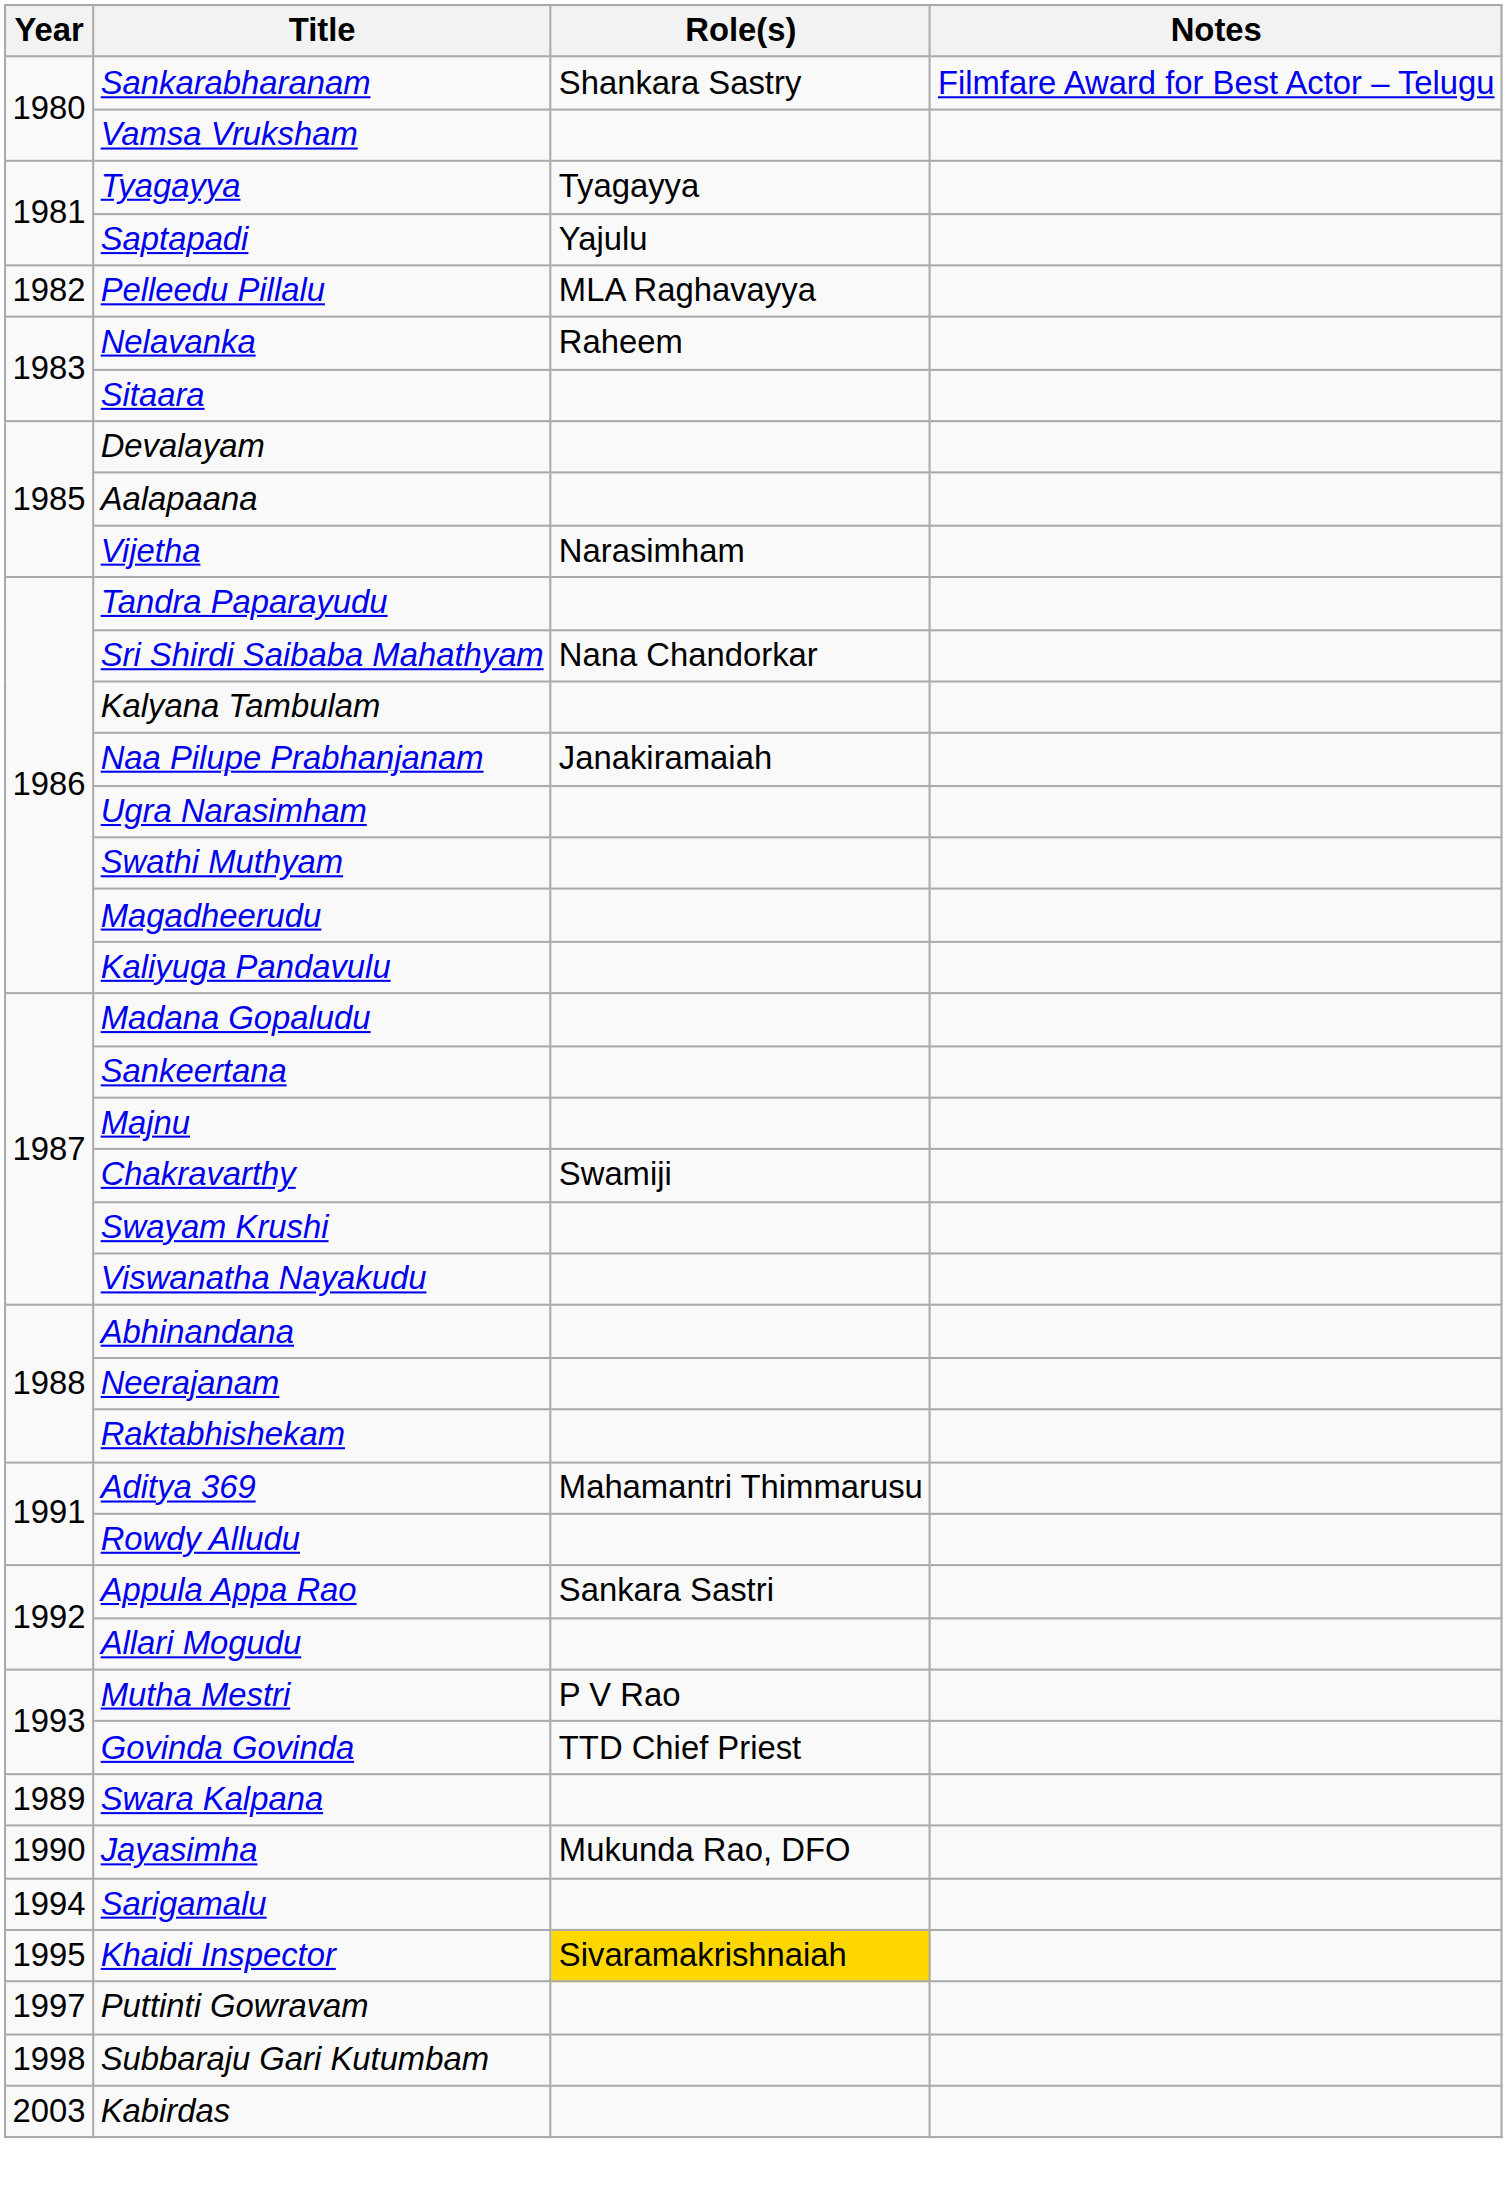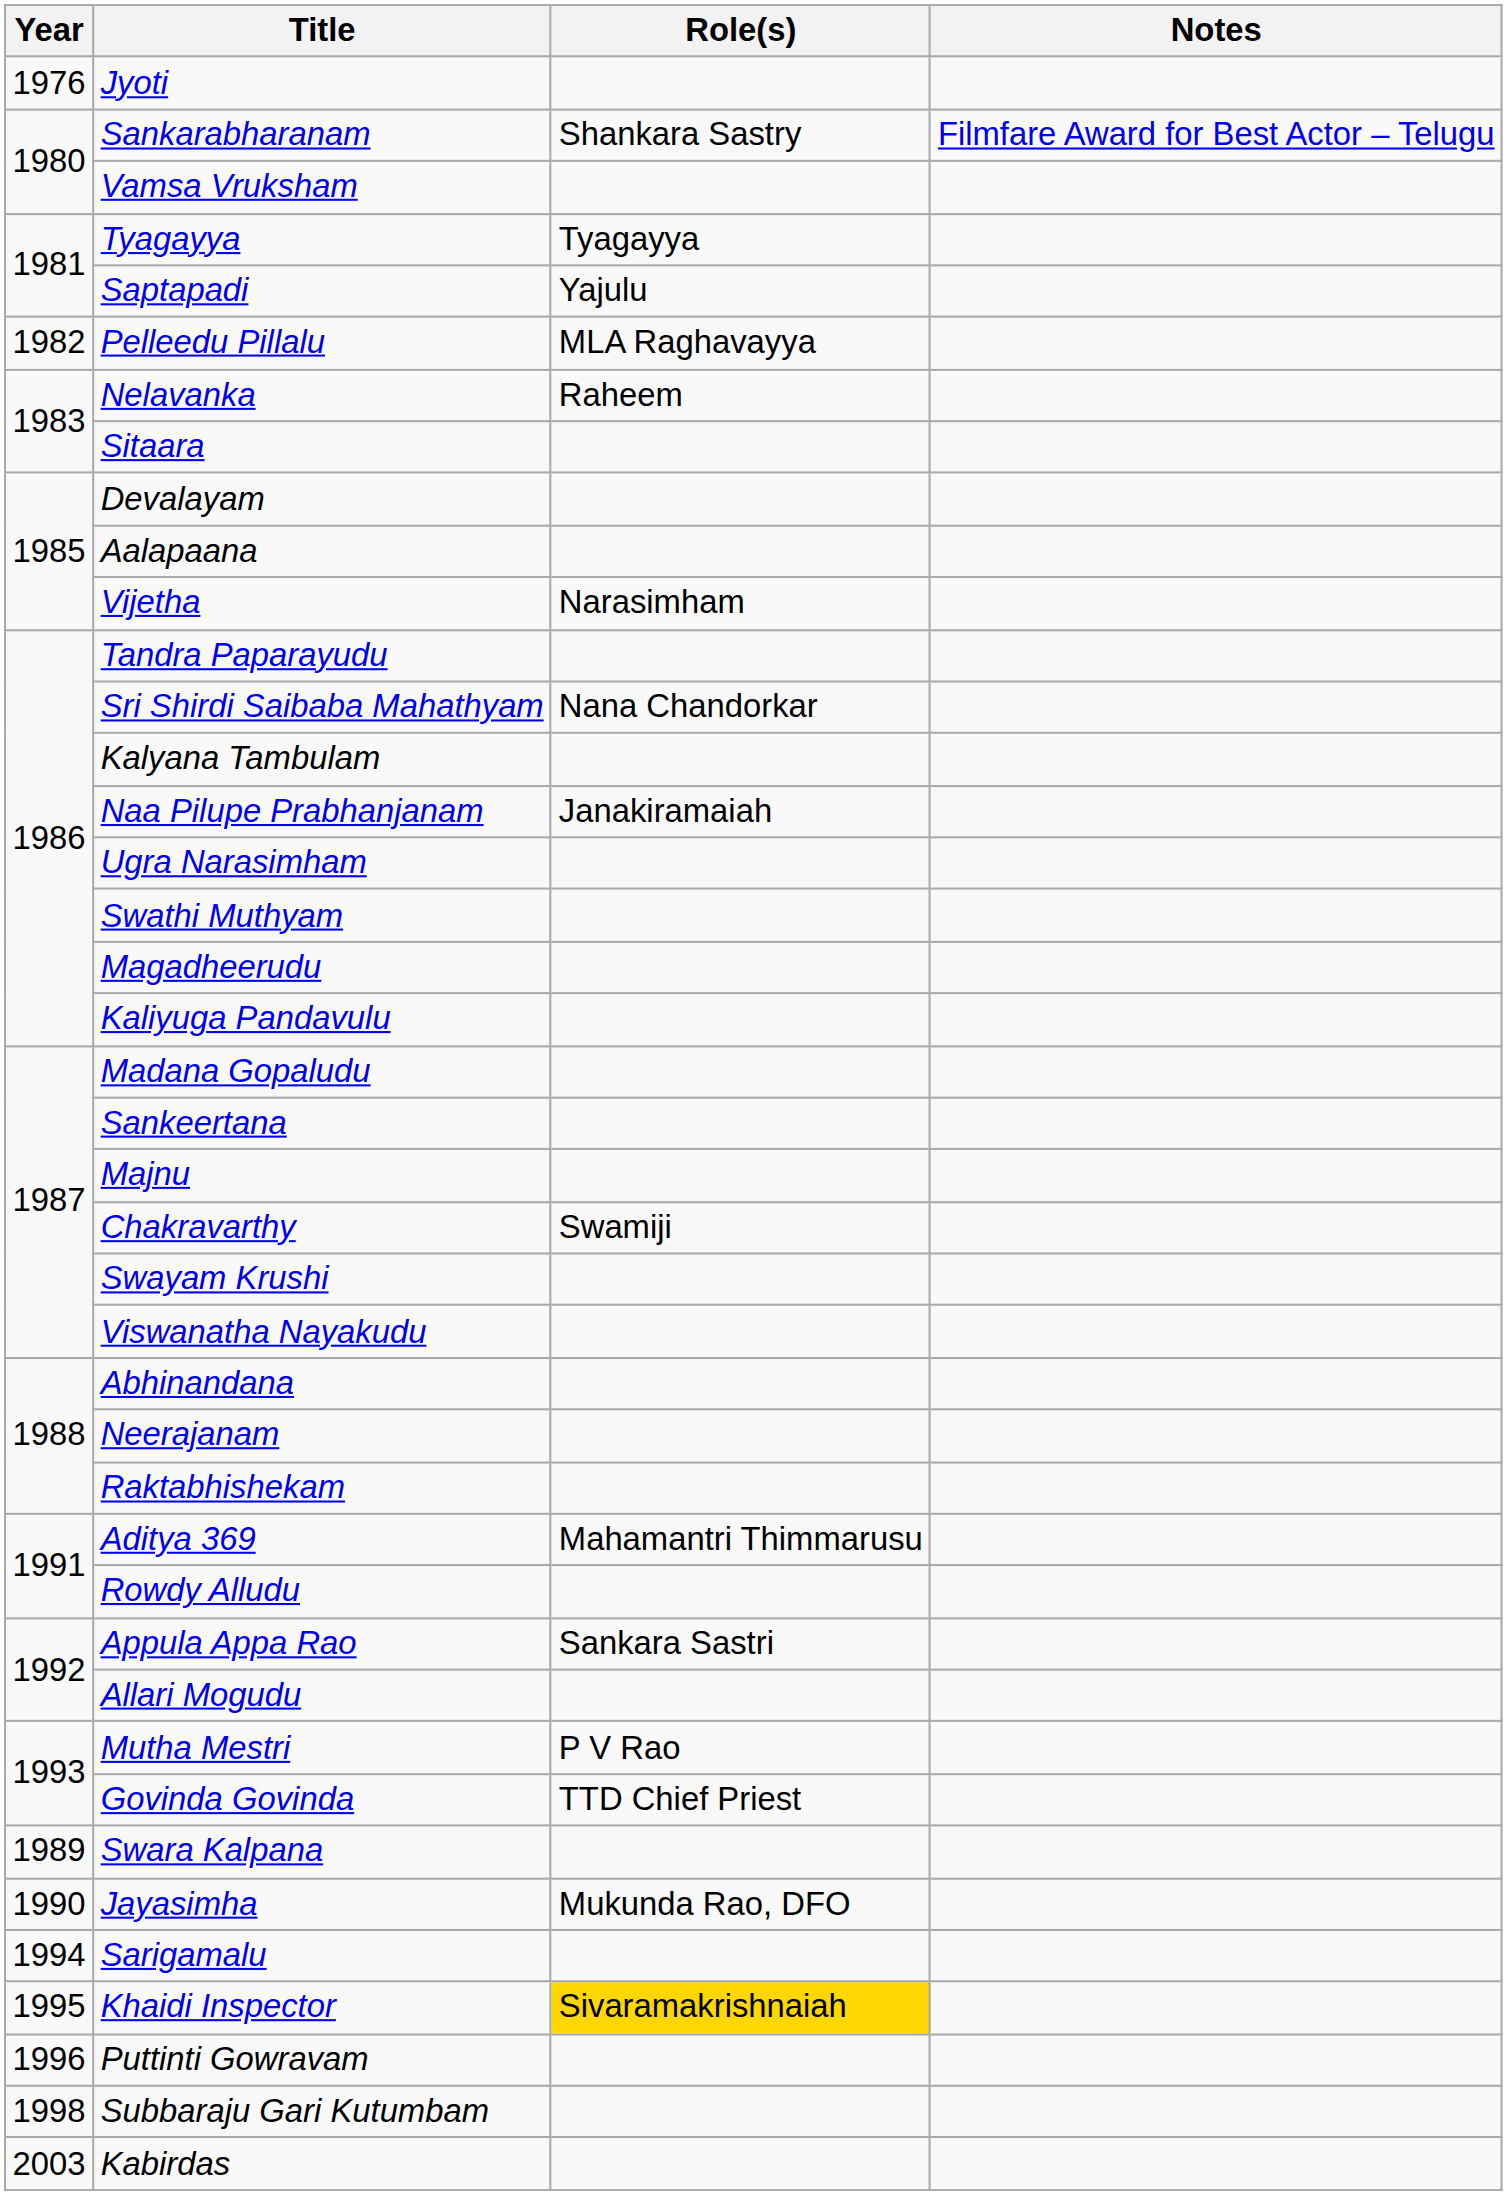+ row: (134, 82)
(49, 2007) 1997 -> (49, 2059) 1996
